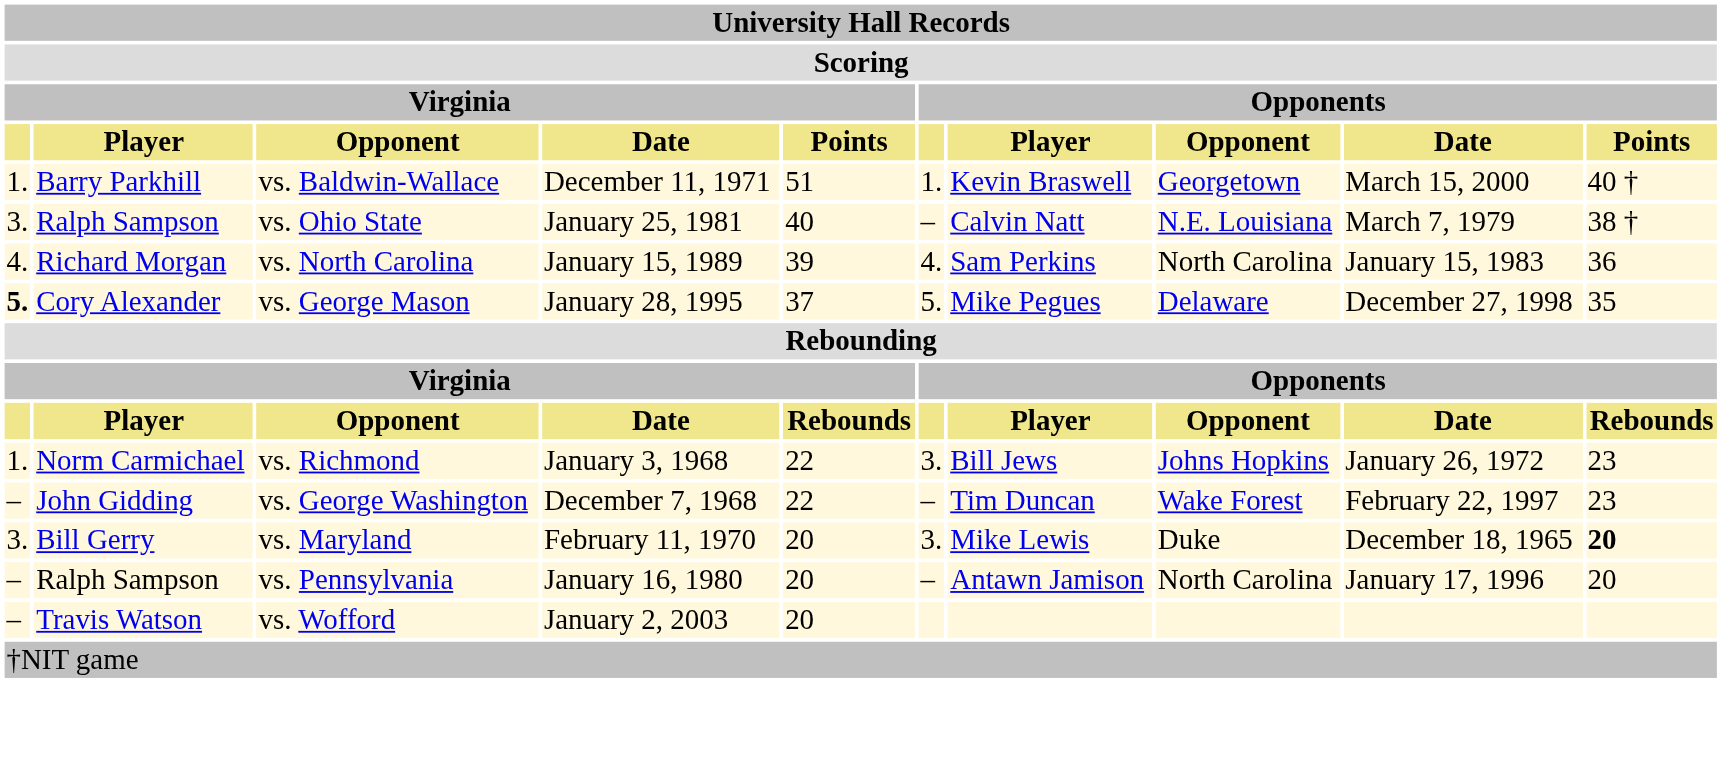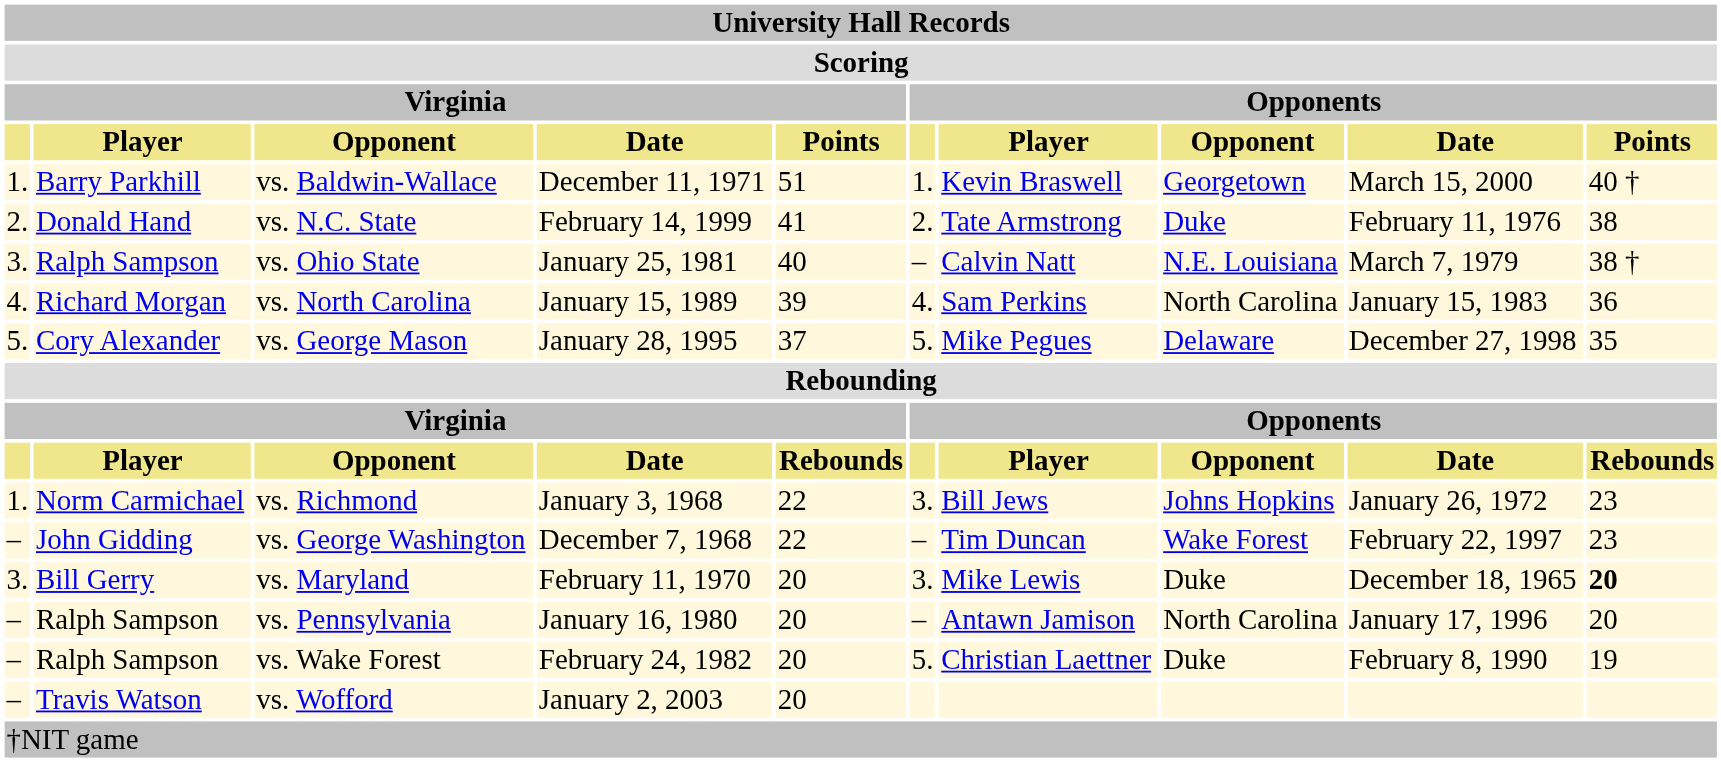+ row: (336, 221)
(17, 301) bold -> (17, 340) normal
+ row: (348, 659)
